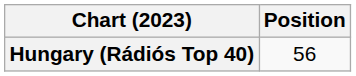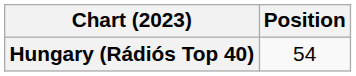(305, 53) 56 -> (305, 53) 54
